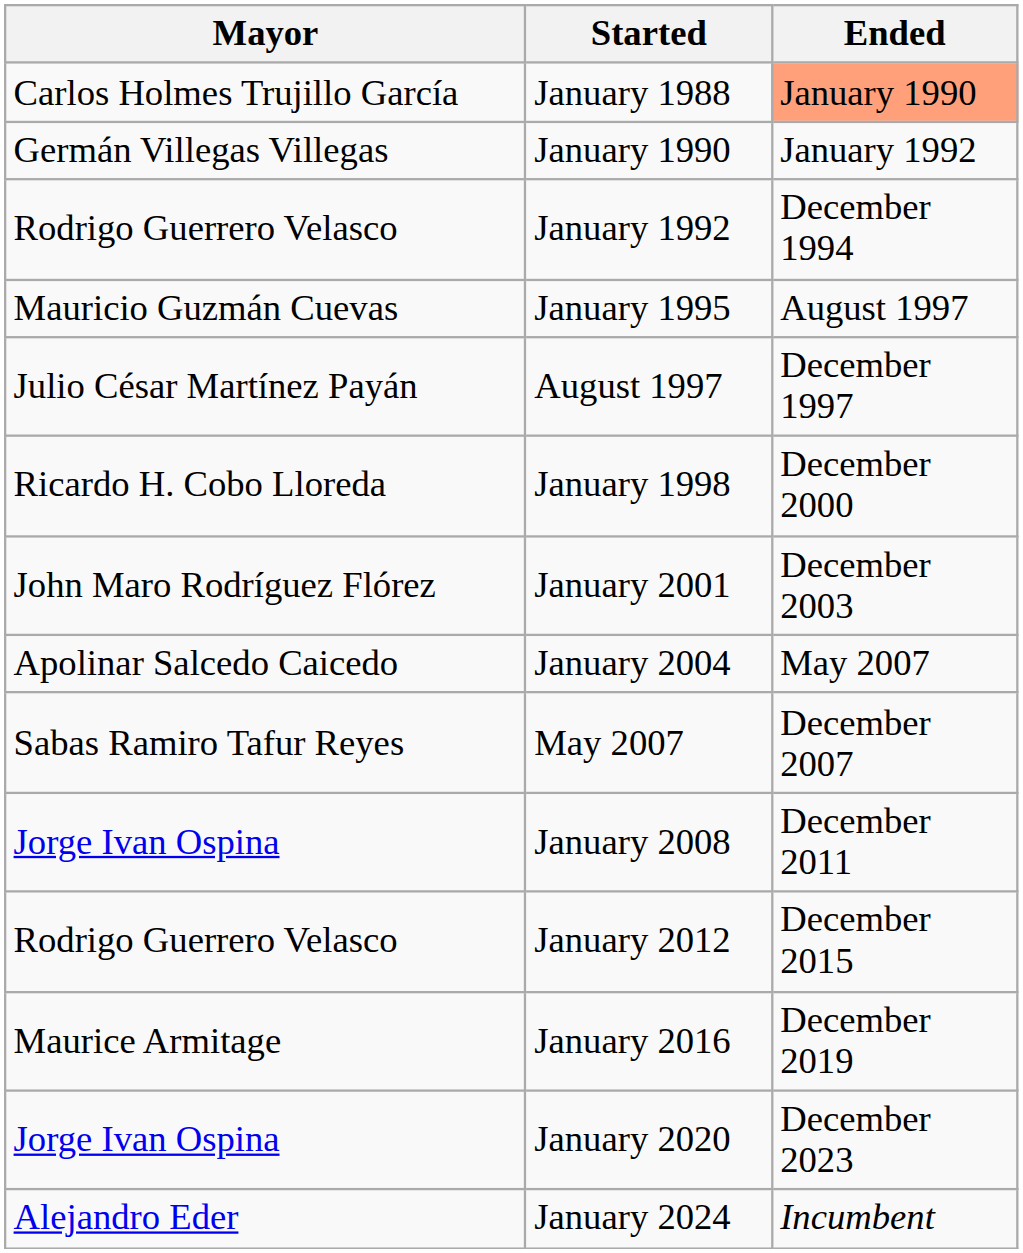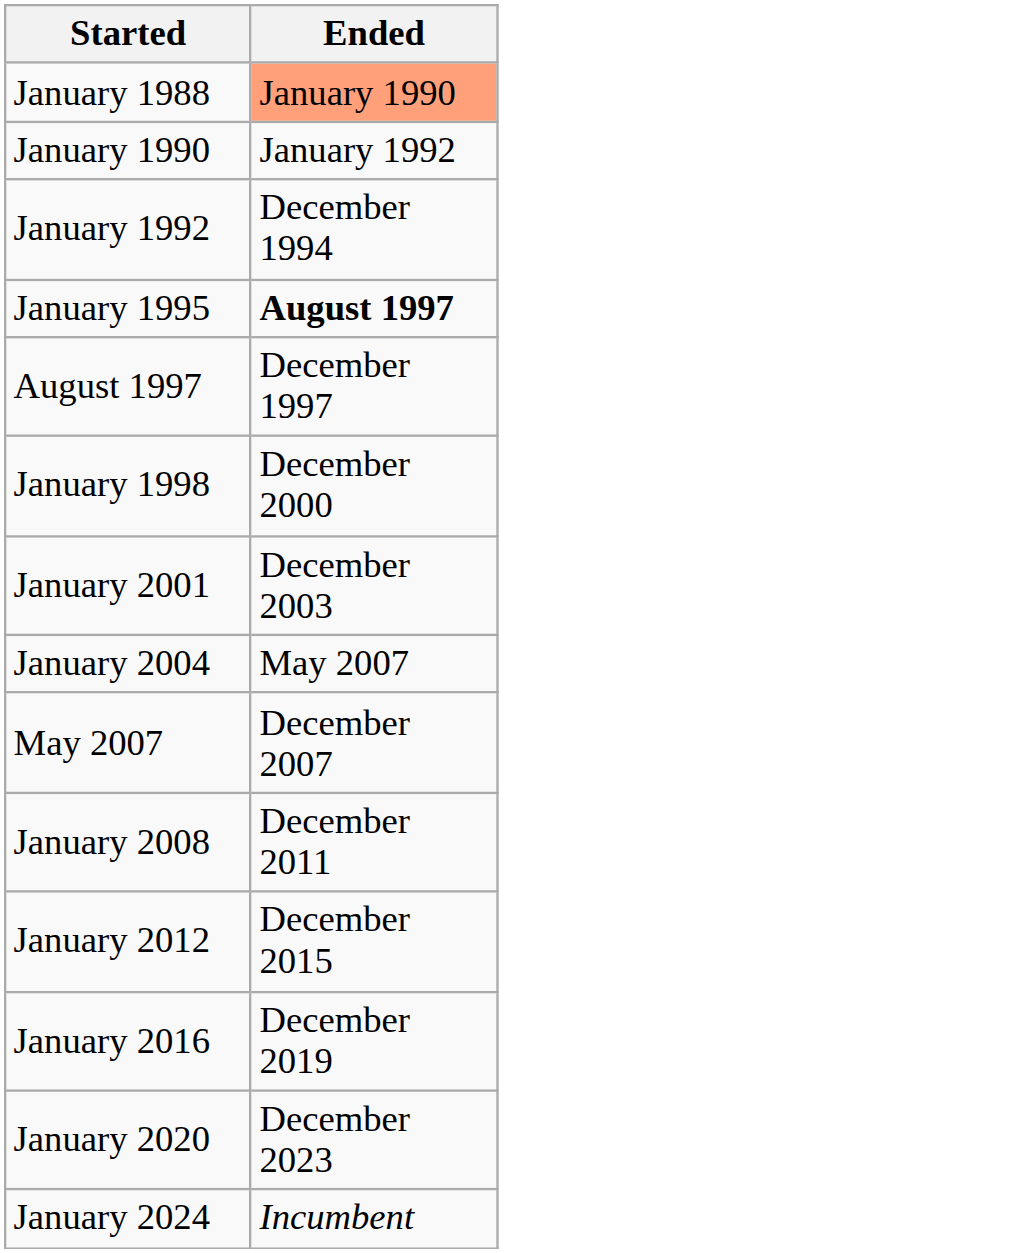- column: (265, 33)
(874, 307) normal -> (357, 307) bold
